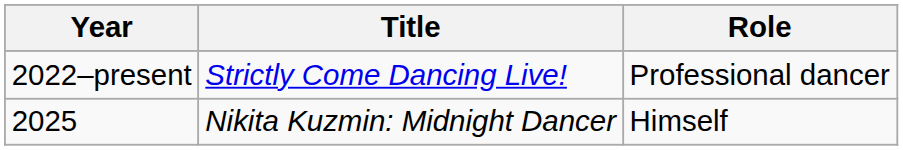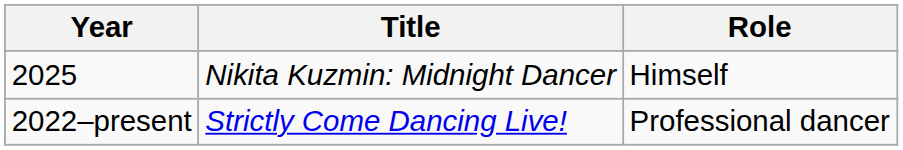rows swapped: (102, 74) <-> (44, 121)
